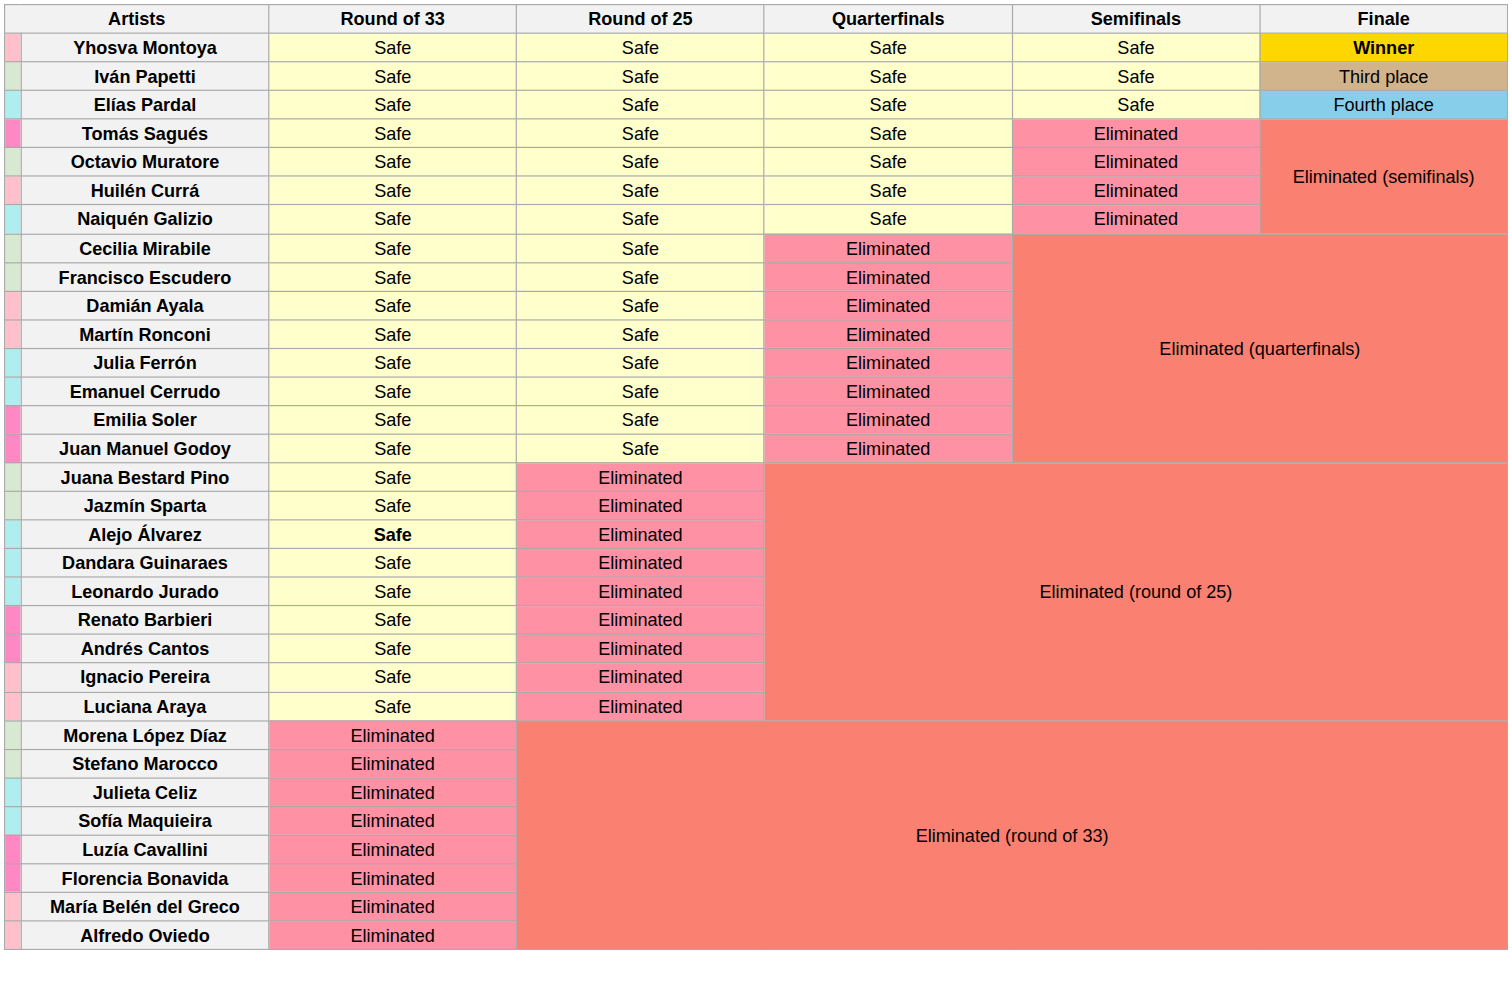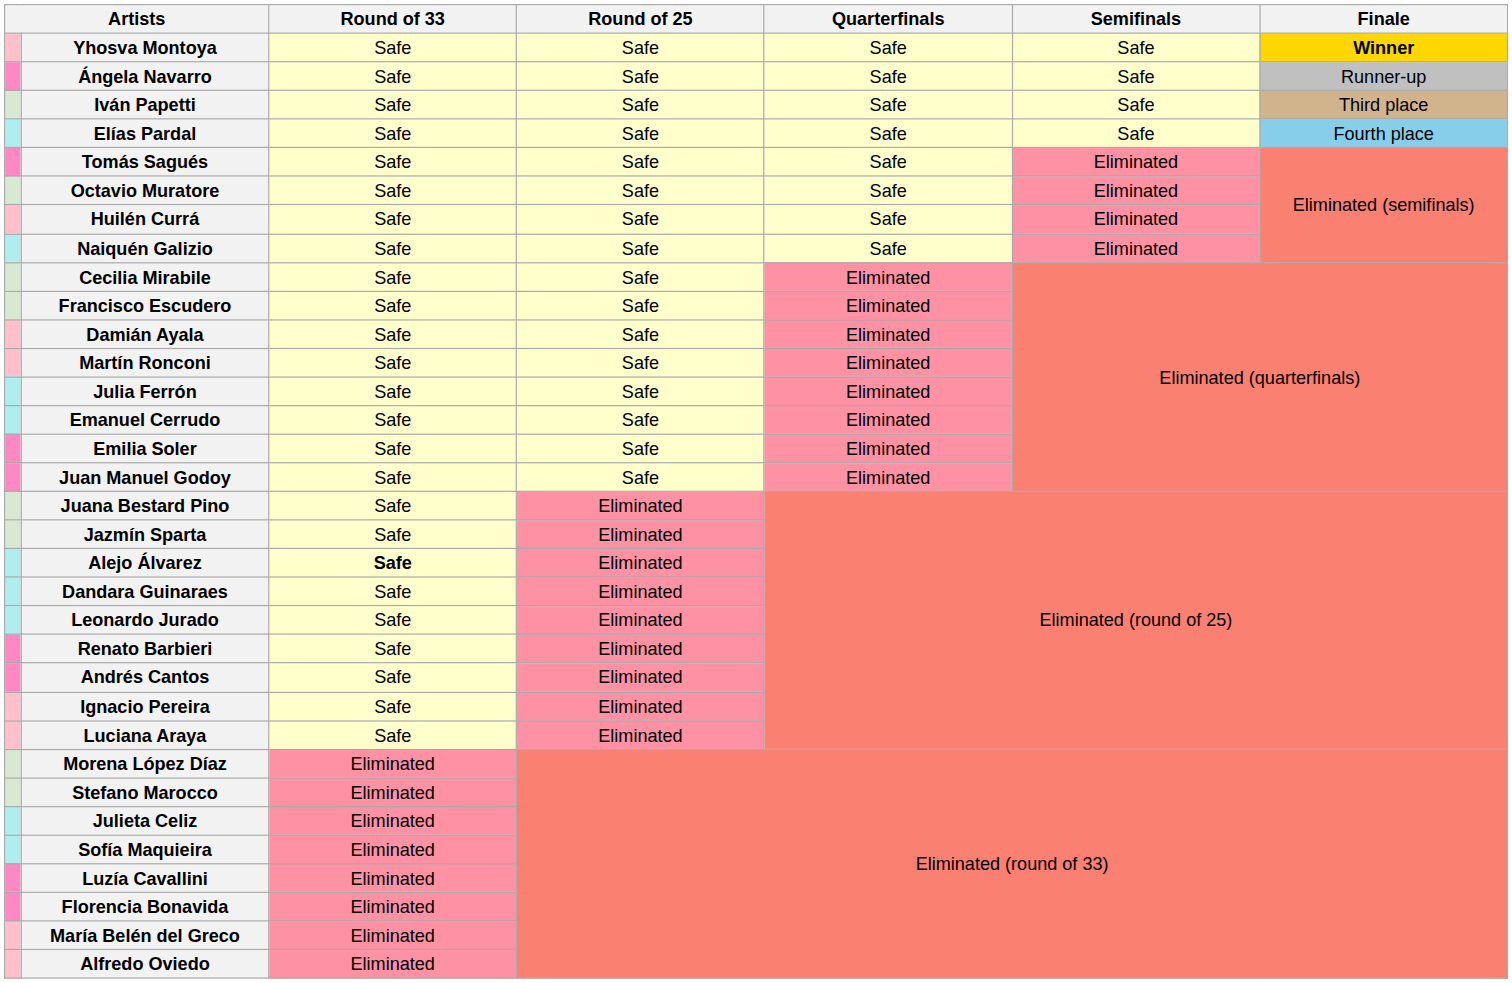+ row: (145, 76)
